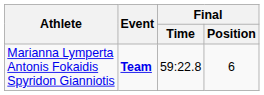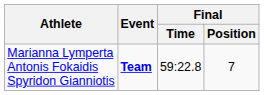(231, 67) 6 -> (231, 67) 7
